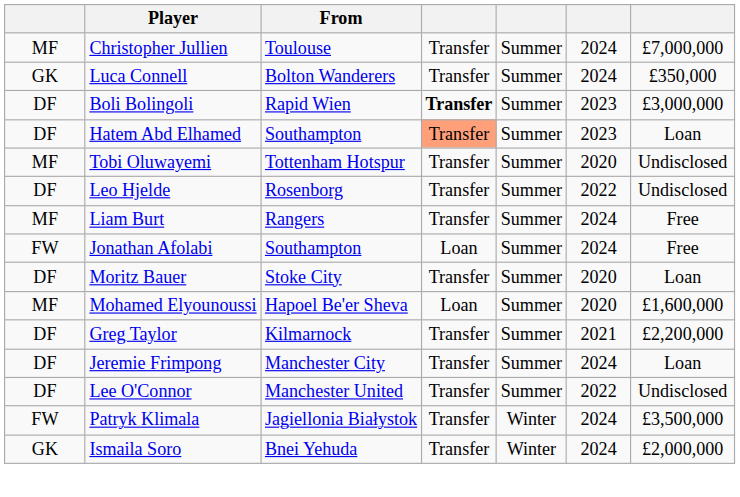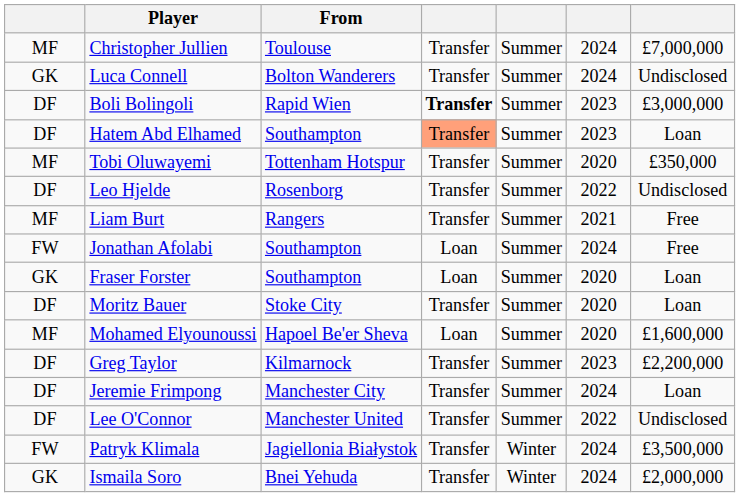(683, 76) £350,000 -> (683, 76) Undisclosed
(683, 162) Undisclosed -> (683, 162) £350,000
(599, 219) 2024 -> (599, 219) 2021
+ row: (140, 276)
(599, 334) 2021 -> (599, 362) 2023
